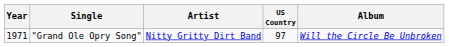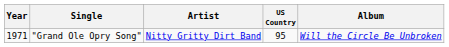(281, 36) 97 -> (281, 36) 95
